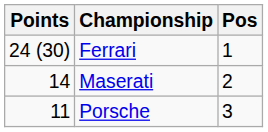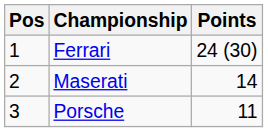columns swapped: (240, 20) <-> (40, 20)
